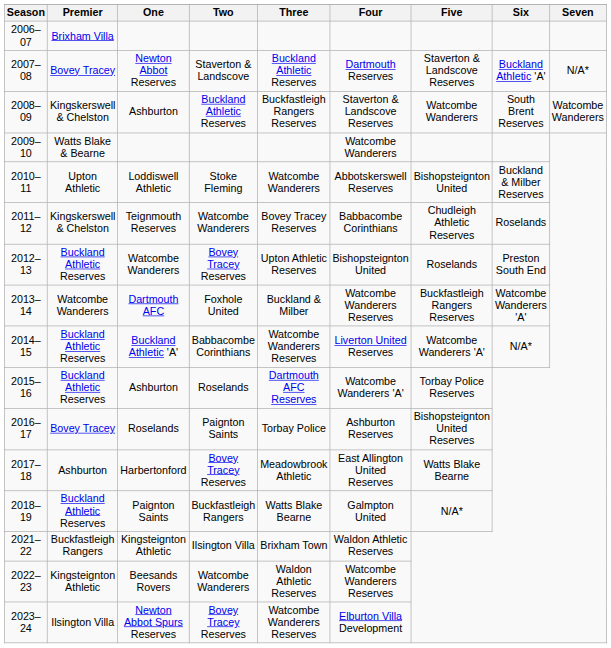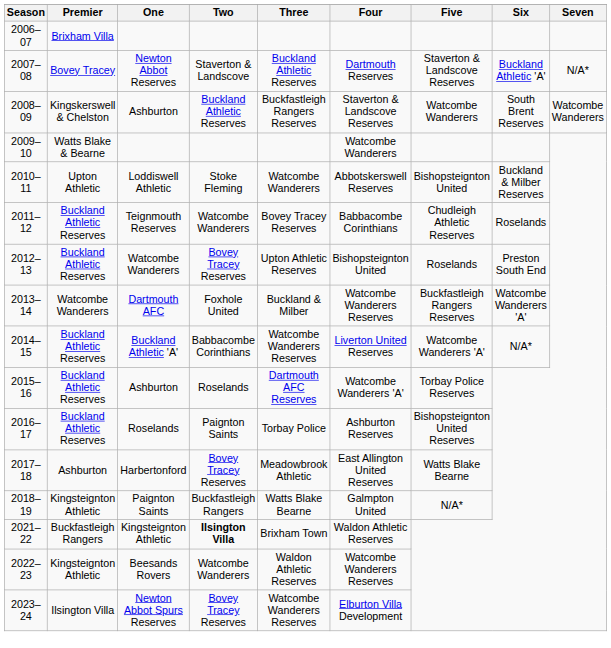(83, 223) Kingskerswell & Chelston -> (83, 223) Buckland Athletic Reserves
(83, 429) Bovey Tracey -> (83, 429) Buckland Athletic Reserves
(83, 511) Buckland Athletic Reserves -> (83, 505) Kingsteignton Athletic
(223, 546) normal -> (223, 534) bold
